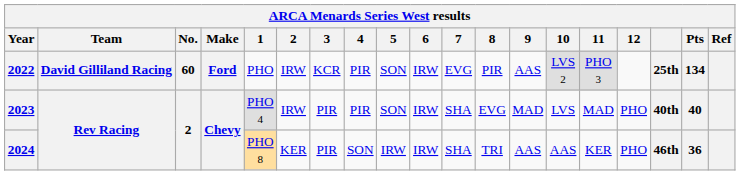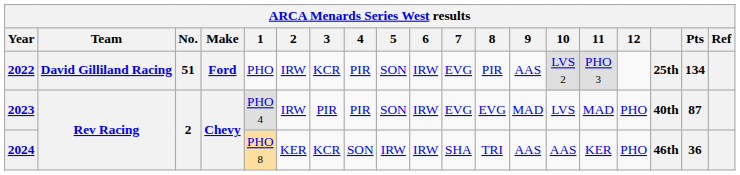(188, 70) 60 -> (188, 70) 51
(458, 110) SHA -> (458, 110) EVG
(695, 110) 40 -> (695, 110) 87
(327, 149) PIR -> (327, 149) KCR
